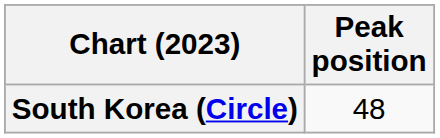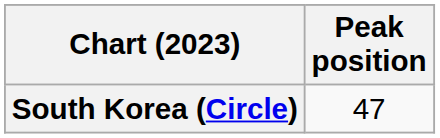(369, 108) 48 -> (369, 108) 47
